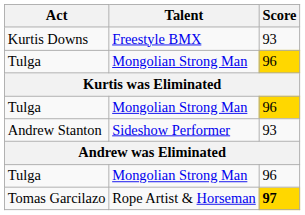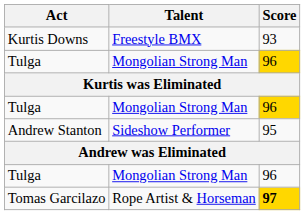(270, 130) 93 -> (270, 130) 95
